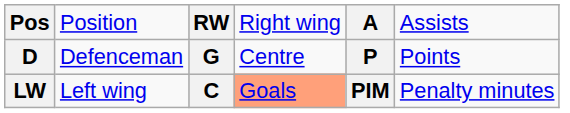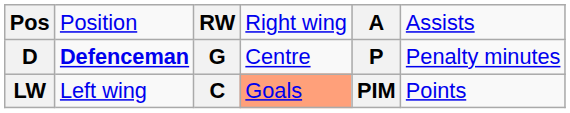(122, 57) normal -> (125, 57) bold
(430, 57) Points -> (483, 57) Penalty minutes
(477, 91) Penalty minutes -> (436, 91) Points
